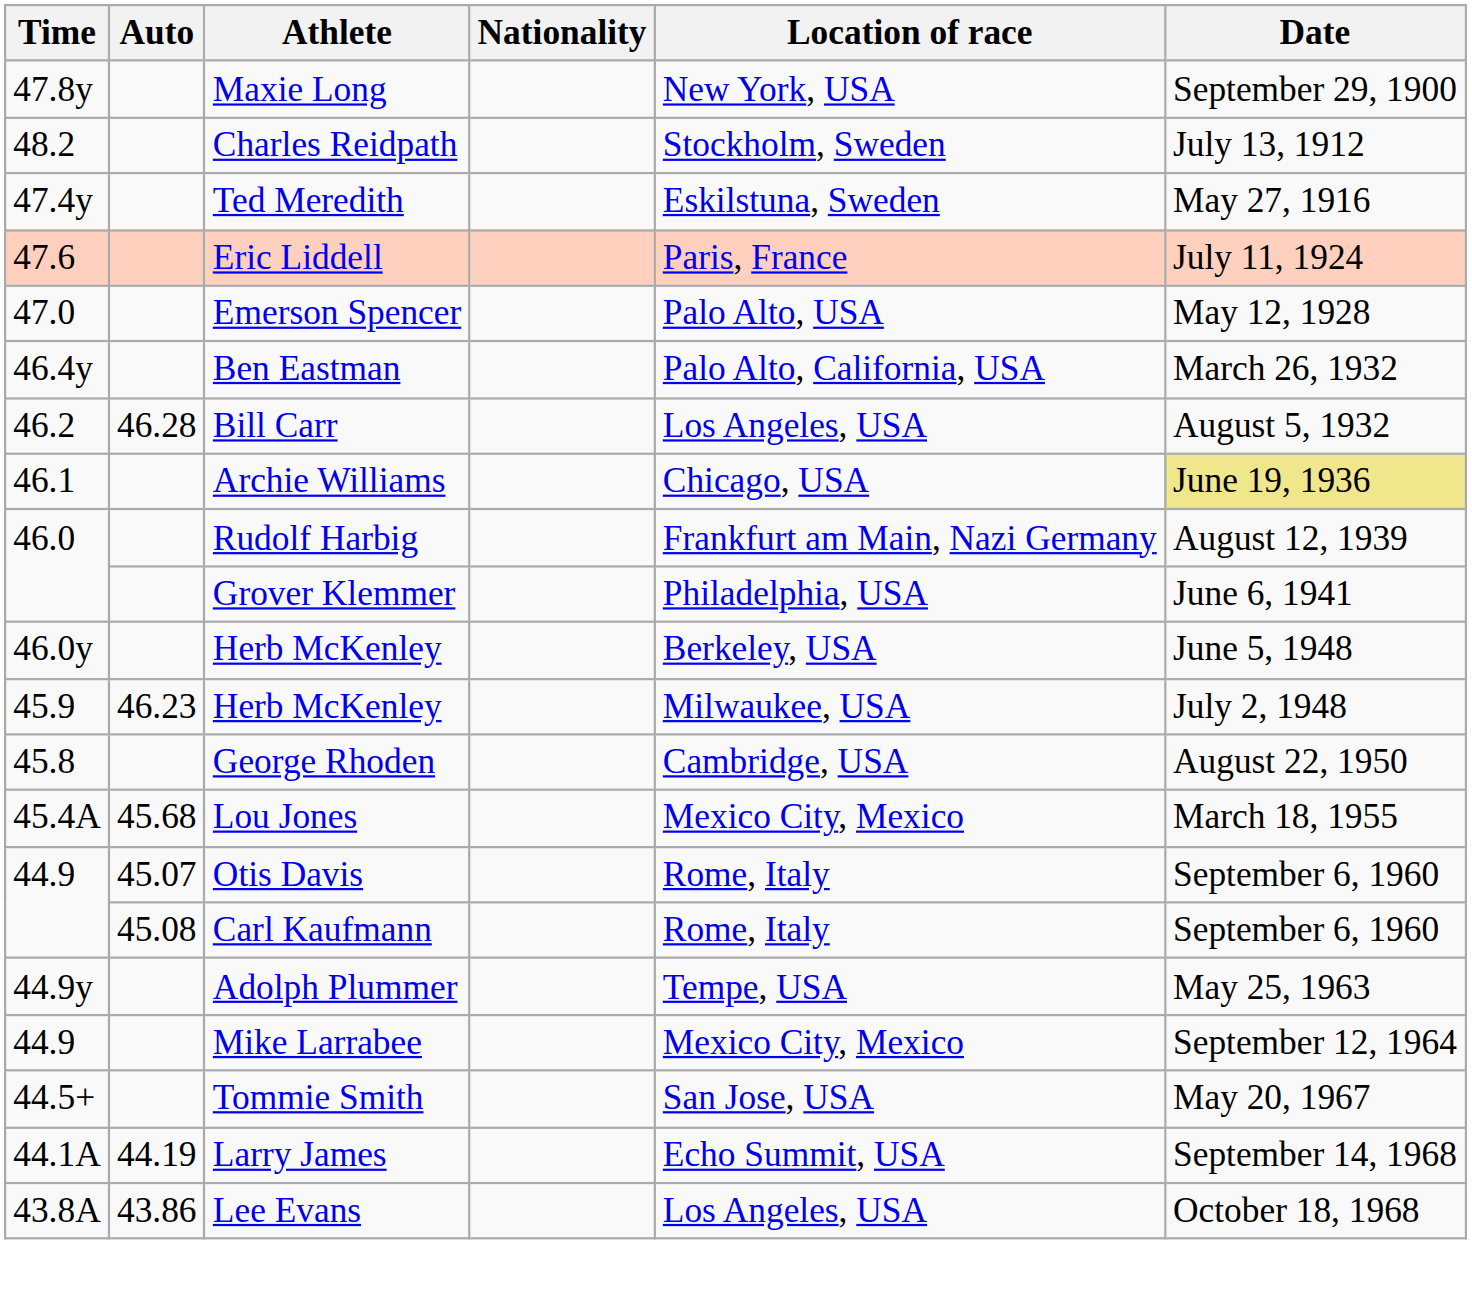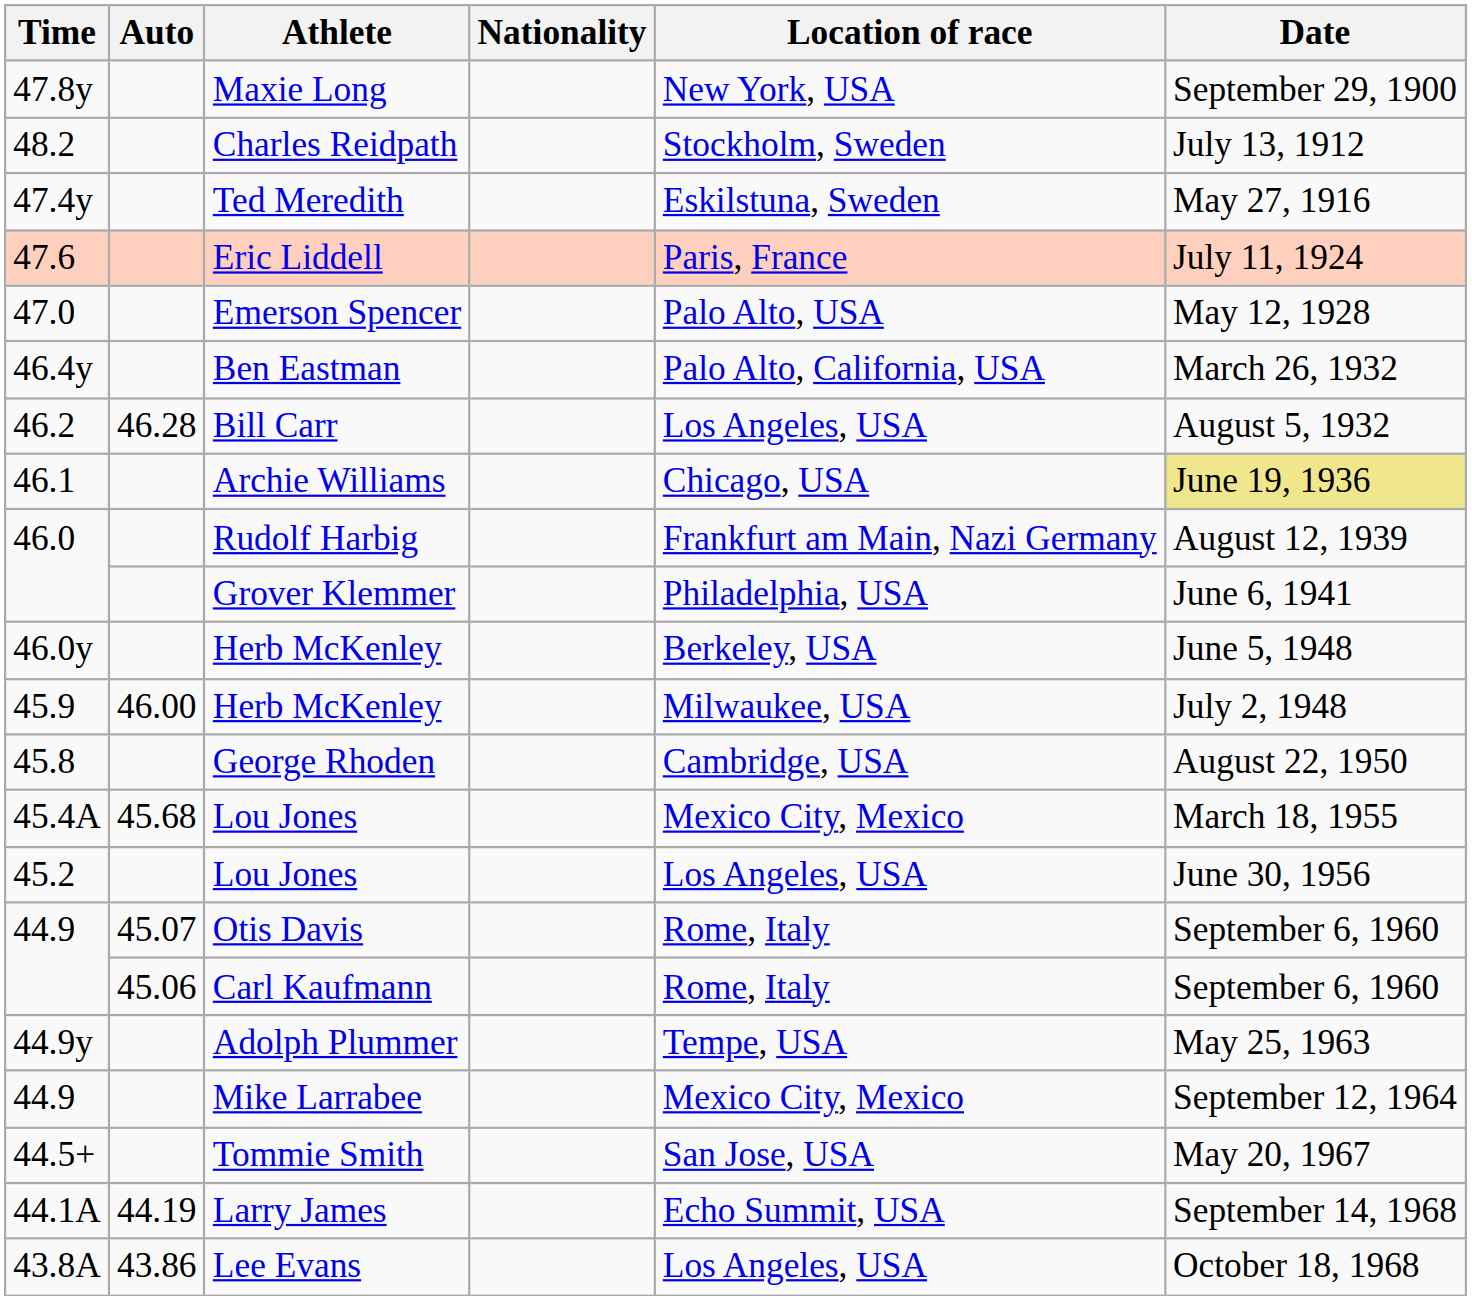(157, 705) 46.23 -> (157, 705) 46.00
+ row: (44, 873)
(157, 929) 45.08 -> (157, 985) 45.06
